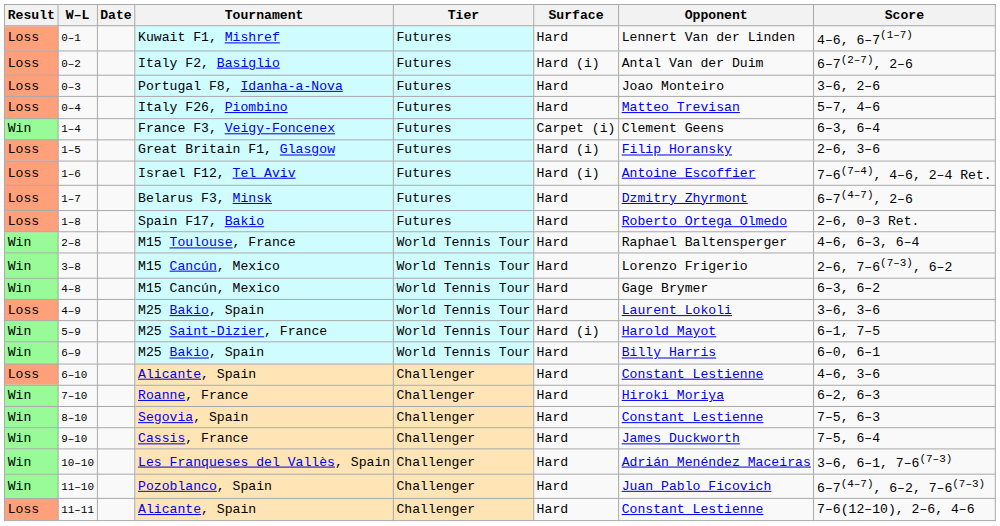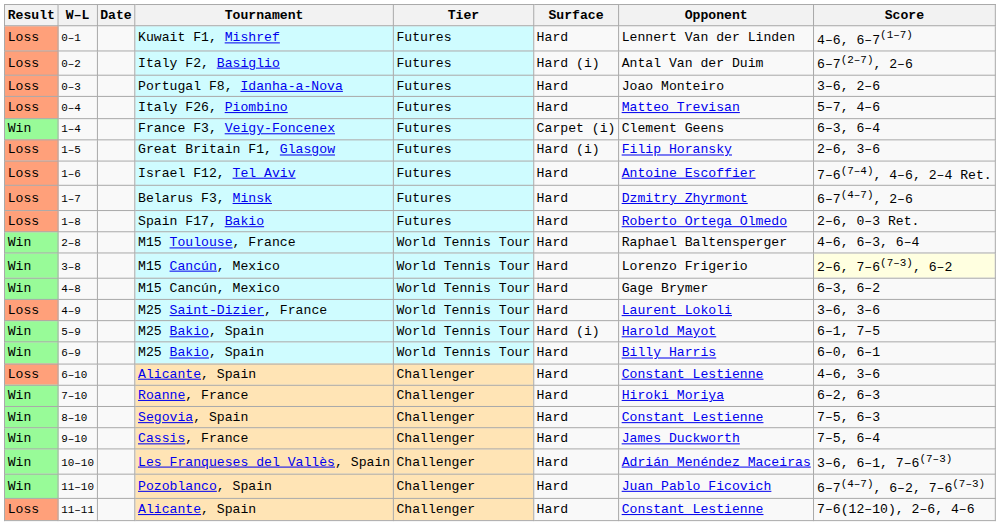(568, 173) Hard (i) -> (552, 173) Hard
(885, 266) no background -> (885, 266) lightyellow background
(201, 310) M25 Bakio, Spain -> (233, 310) M25 Saint-Dizier, France
(233, 332) M25 Saint-Dizier, France -> (201, 332) M25 Bakio, Spain
